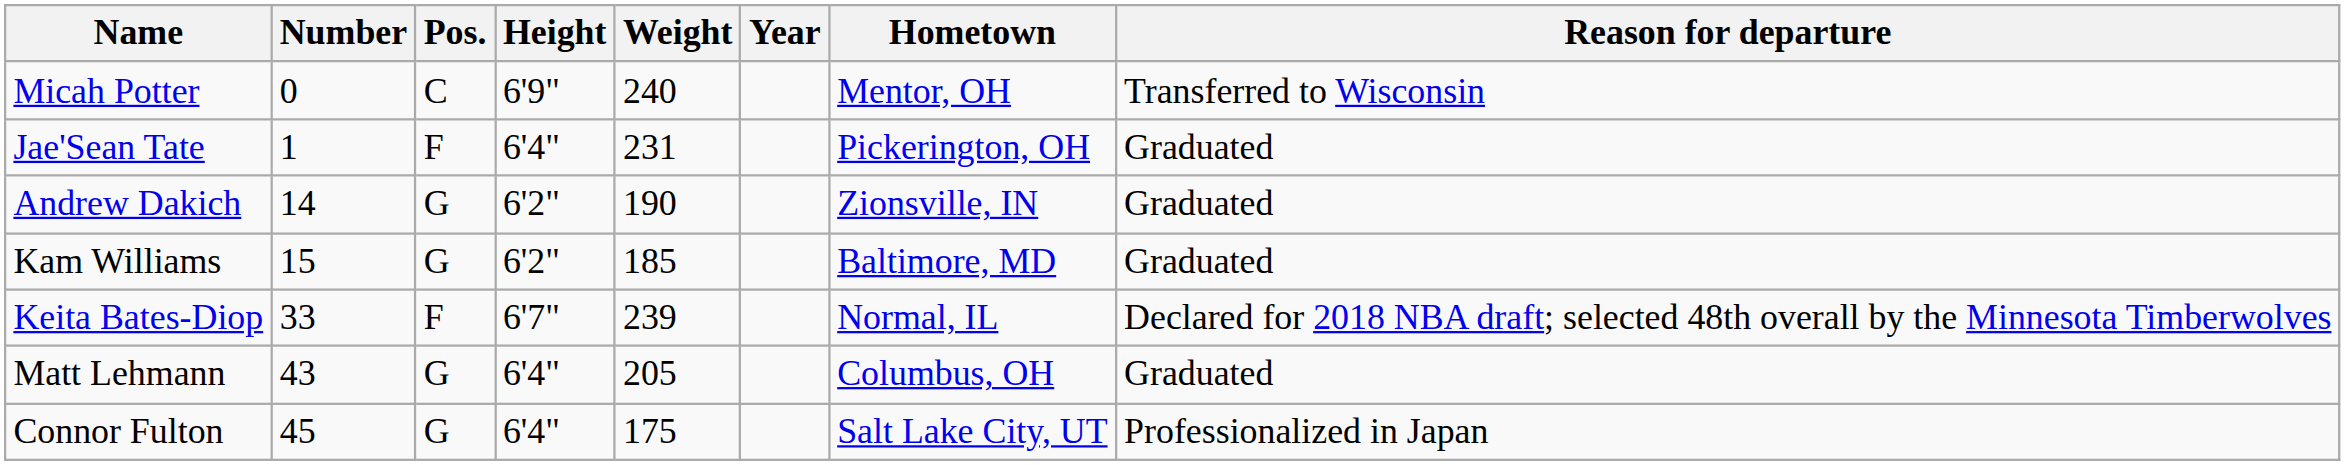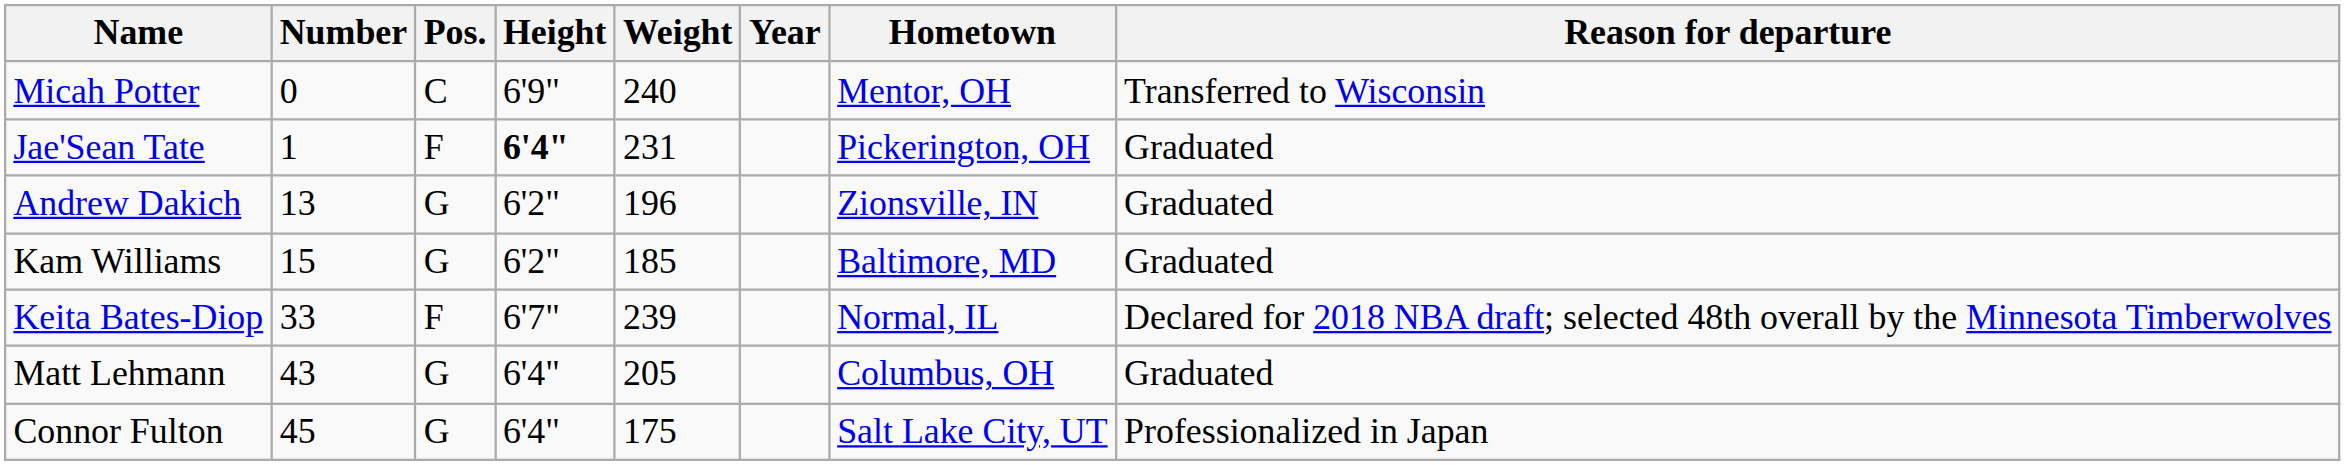(531, 146) normal -> (536, 146) bold
(298, 203) 14 -> (298, 203) 13
(650, 203) 190 -> (650, 203) 196
